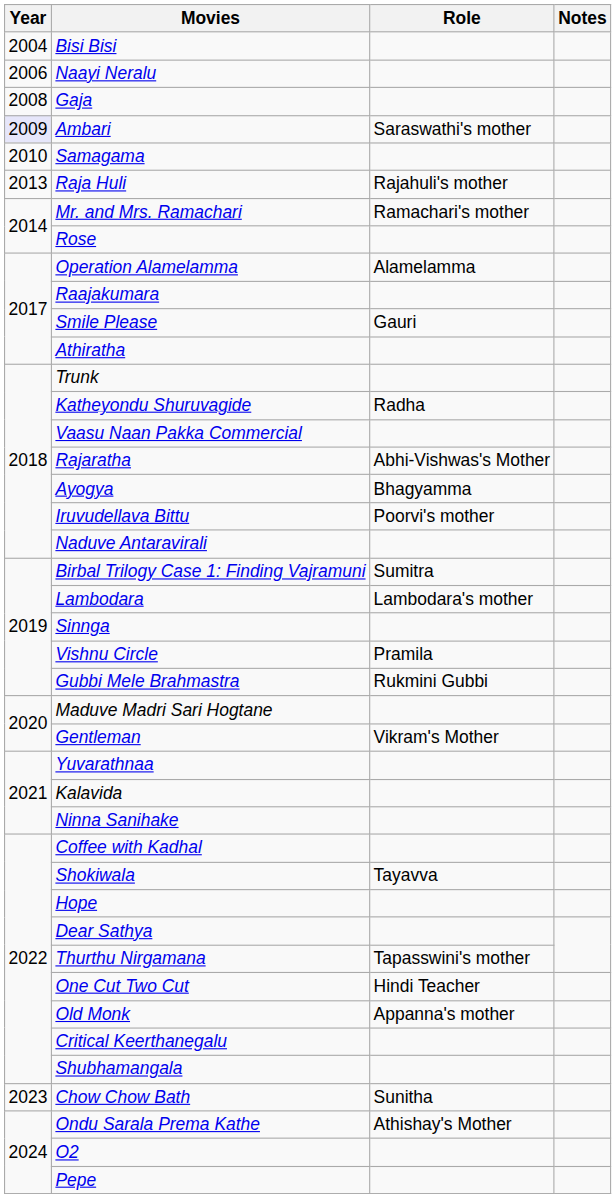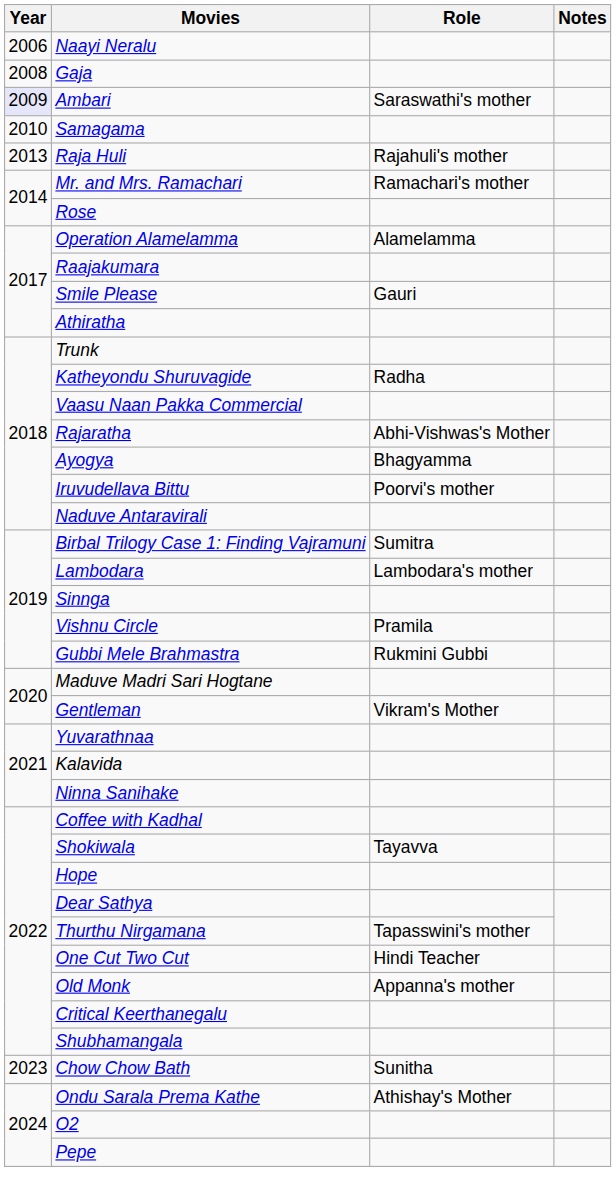- row: (86, 45)
